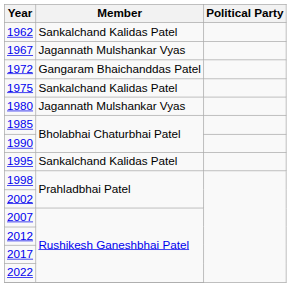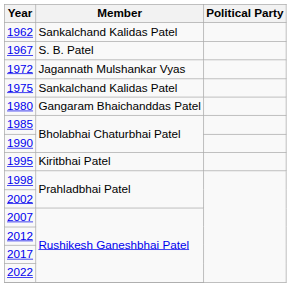(112, 50) Jagannath Mulshankar Vyas -> (66, 50) S. B. Patel
(120, 69) Gangaram Bhaichanddas Patel -> (112, 69) Jagannath Mulshankar Vyas
(112, 106) Jagannath Mulshankar Vyas -> (120, 106) Gangaram Bhaichanddas Patel
(108, 161) Sankalchand Kalidas Patel -> (74, 161) Kiritbhai Patel
